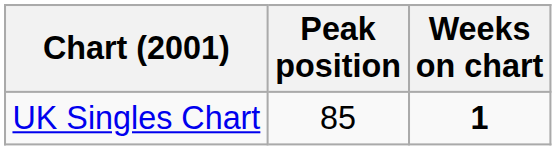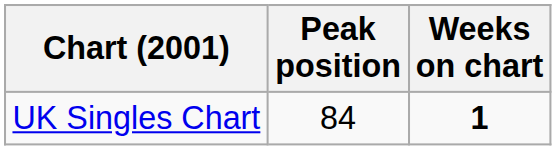(338, 117) 85 -> (338, 117) 84
